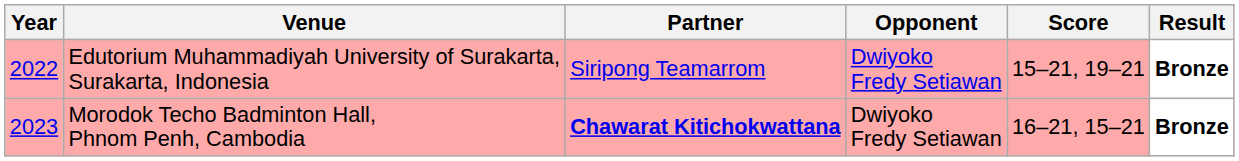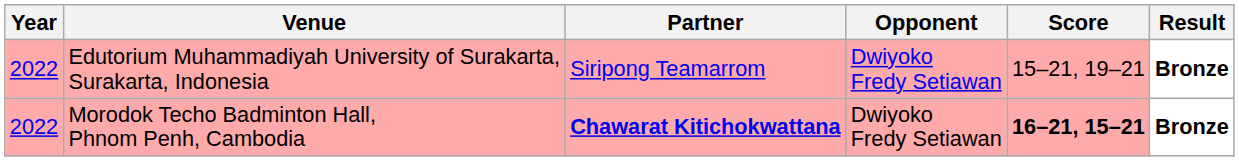(34, 127) 2023 -> (34, 127) 2022
(1078, 127) normal -> (1078, 127) bold
